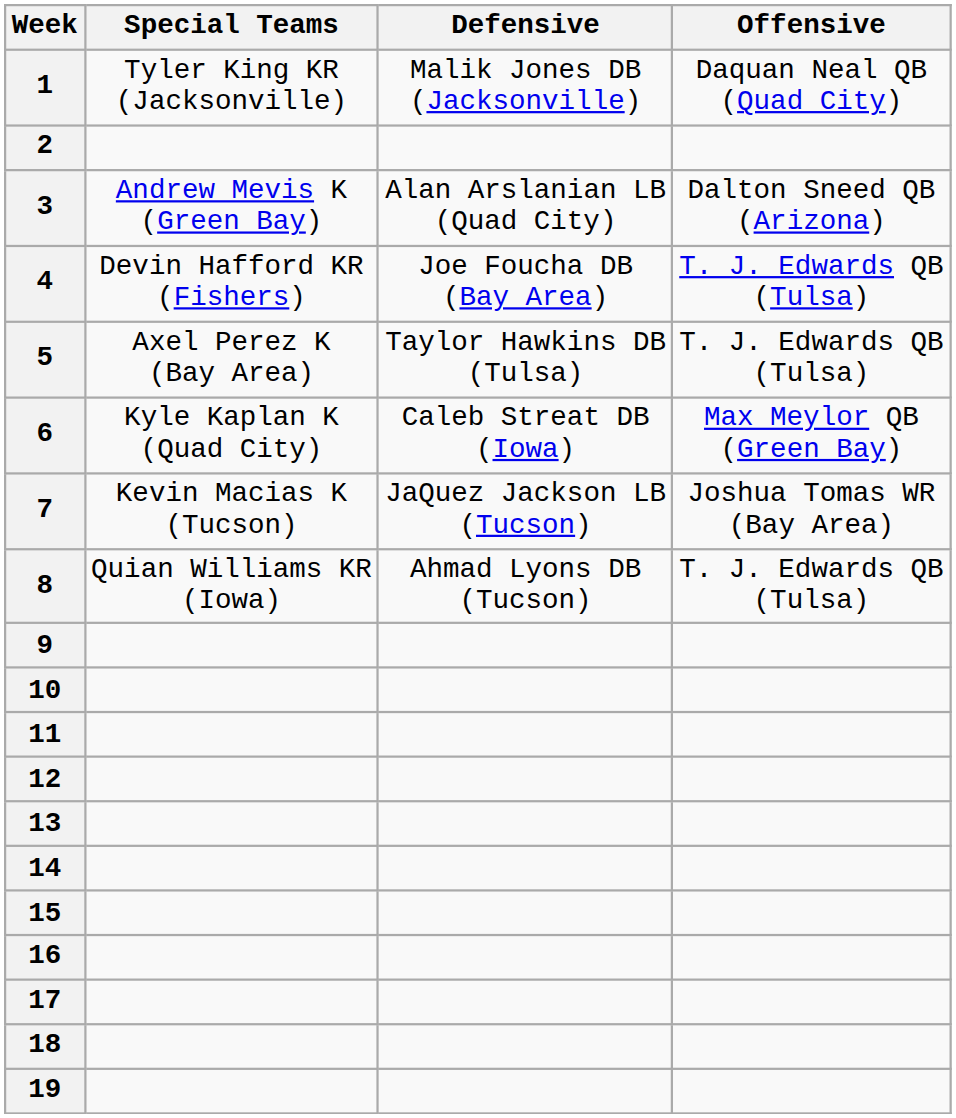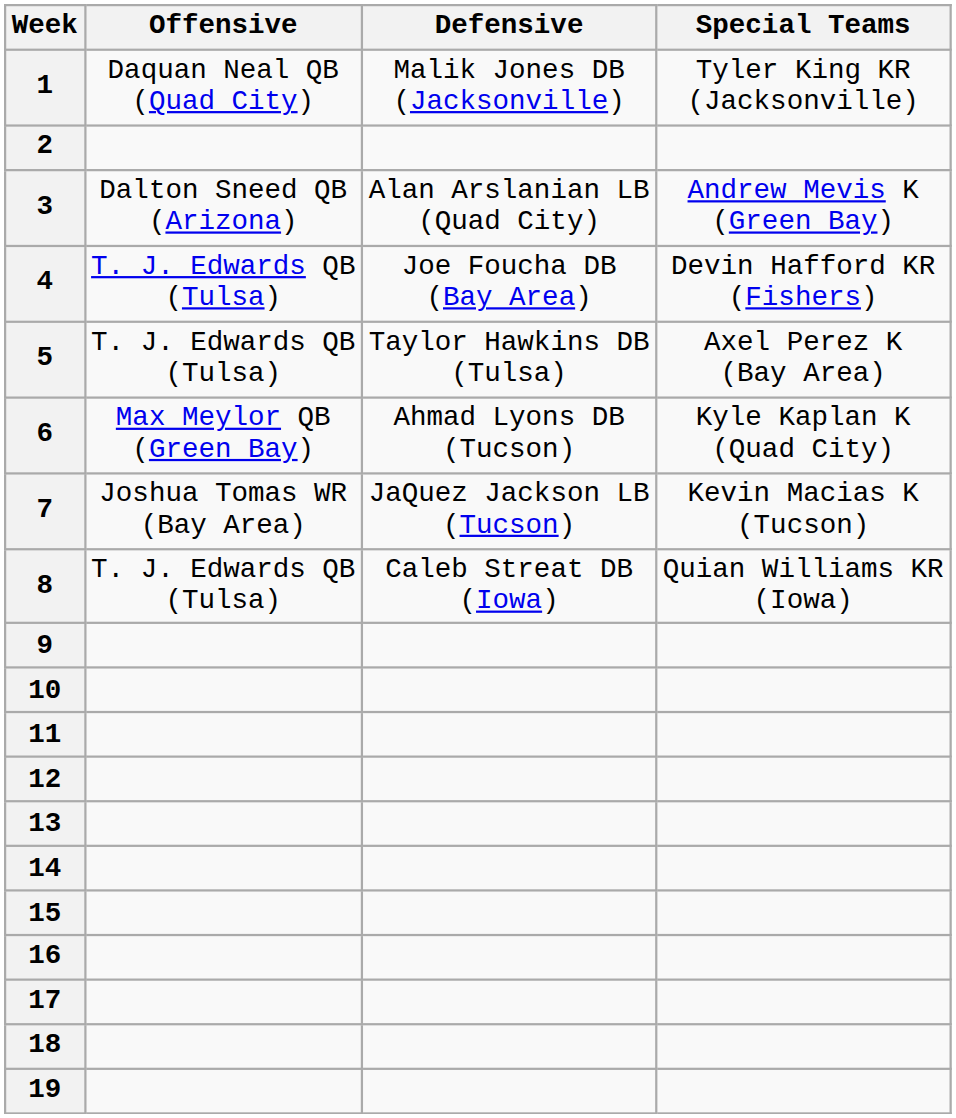columns swapped: (811, 28) <-> (231, 28)
(526, 435) Caleb Streat DB (Iowa) -> (509, 435) Ahmad Lyons DB (Tucson)
(526, 586) Ahmad Lyons DB (Tucson) -> (509, 586) Caleb Streat DB (Iowa)
